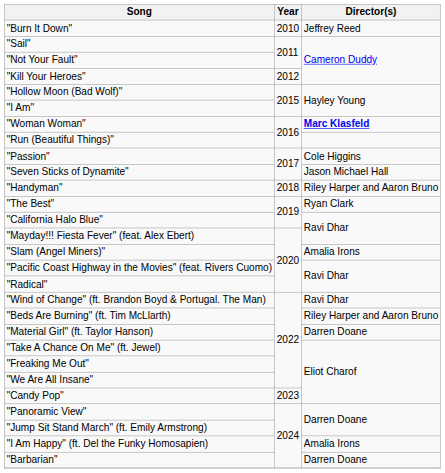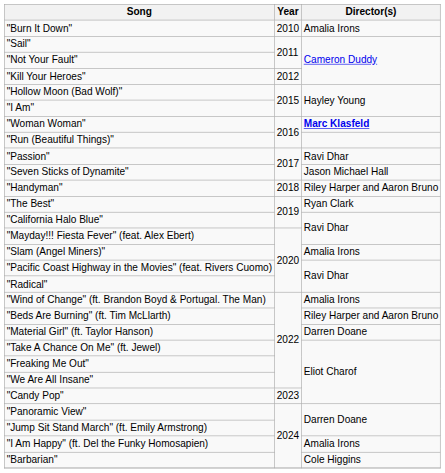(332, 28) Jeffrey Reed -> (332, 28) Amalia Irons
(332, 156) Cole Higgins -> (326, 156) Ravi Dhar
(326, 300) Ravi Dhar -> (332, 300) Amalia Irons
(335, 460) Darren Doane -> (332, 460) Cole Higgins
